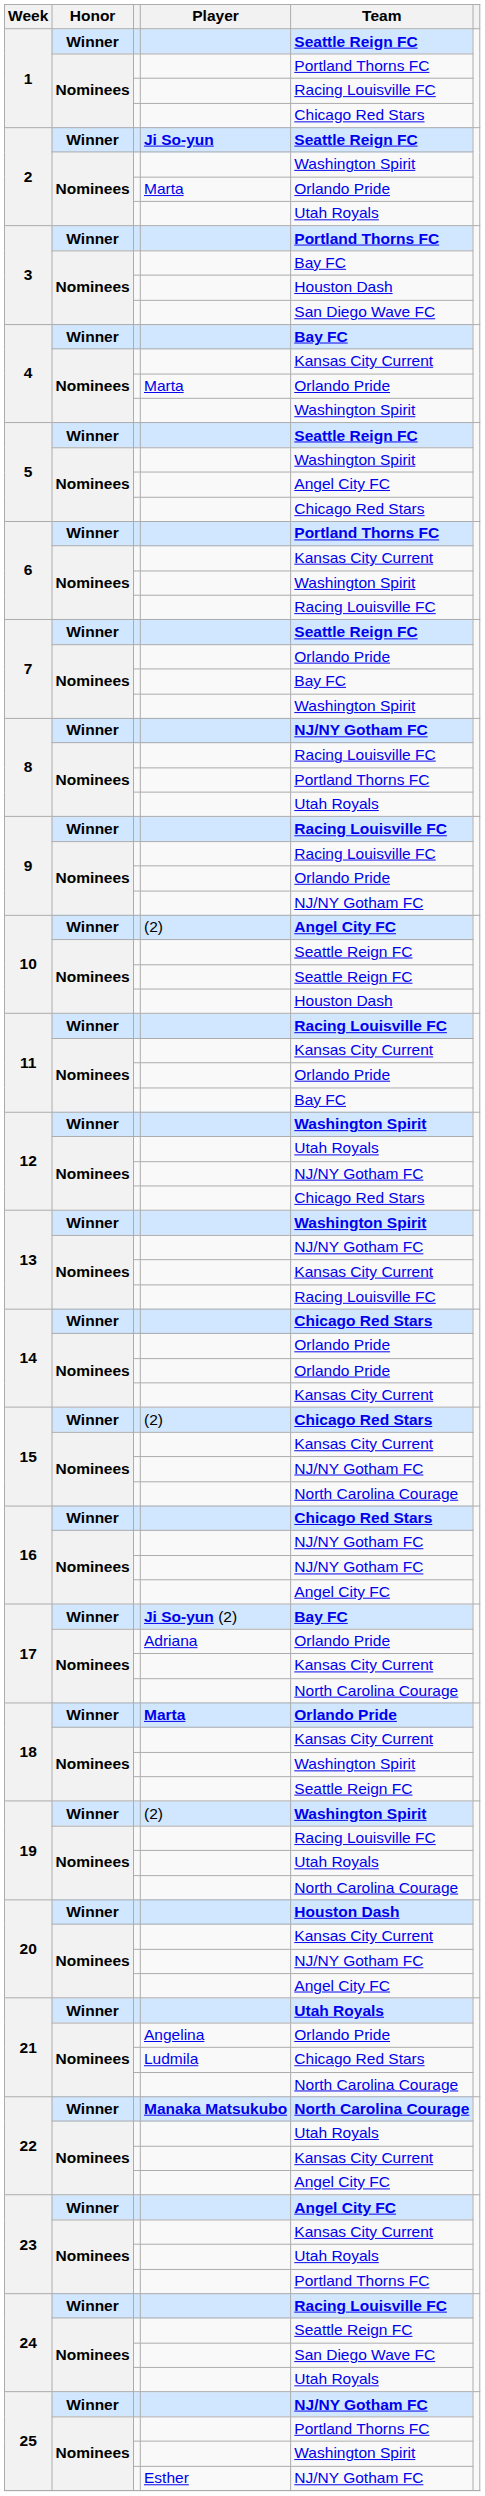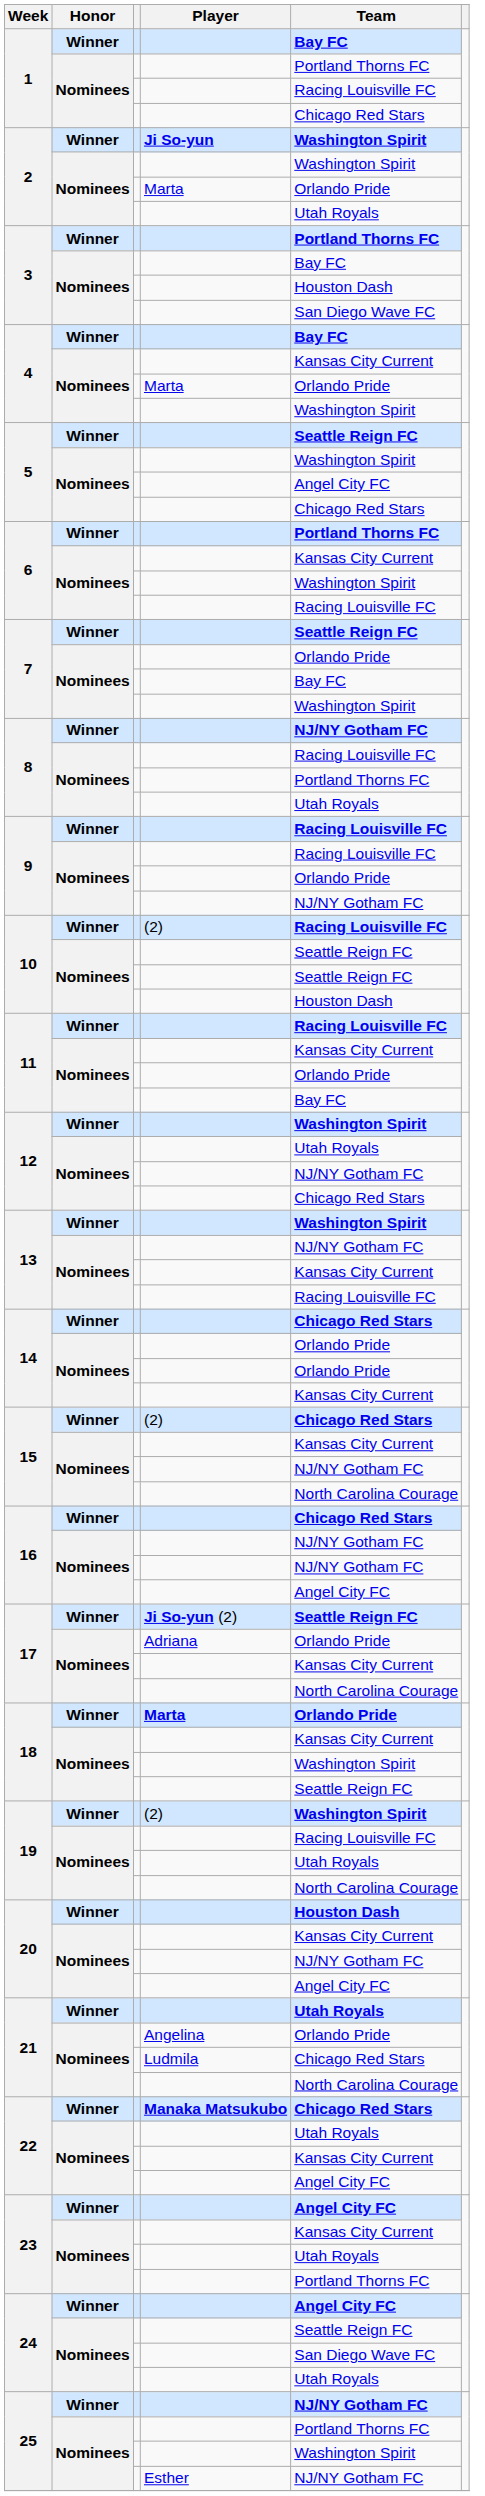(356, 41) Seattle Reign FC -> (321, 41) Bay FC
(356, 139) Seattle Reign FC -> (360, 139) Washington Spirit
(345, 927) Angel City FC -> (371, 927) Racing Louisville FC
(321, 1616) Bay FC -> (356, 1616) Seattle Reign FC
(382, 2108) North Carolina Courage -> (363, 2108) Chicago Red Stars
(371, 2305) Racing Louisville FC -> (345, 2305) Angel City FC
